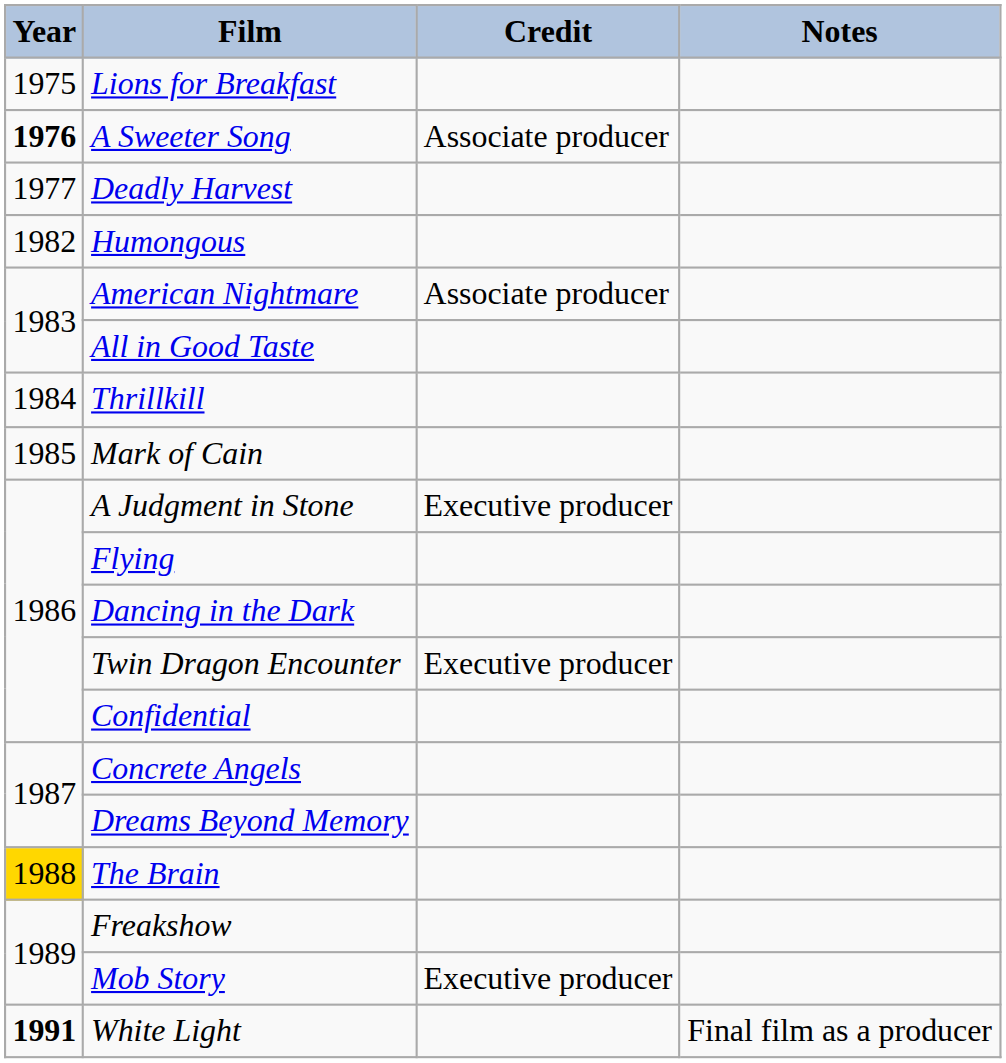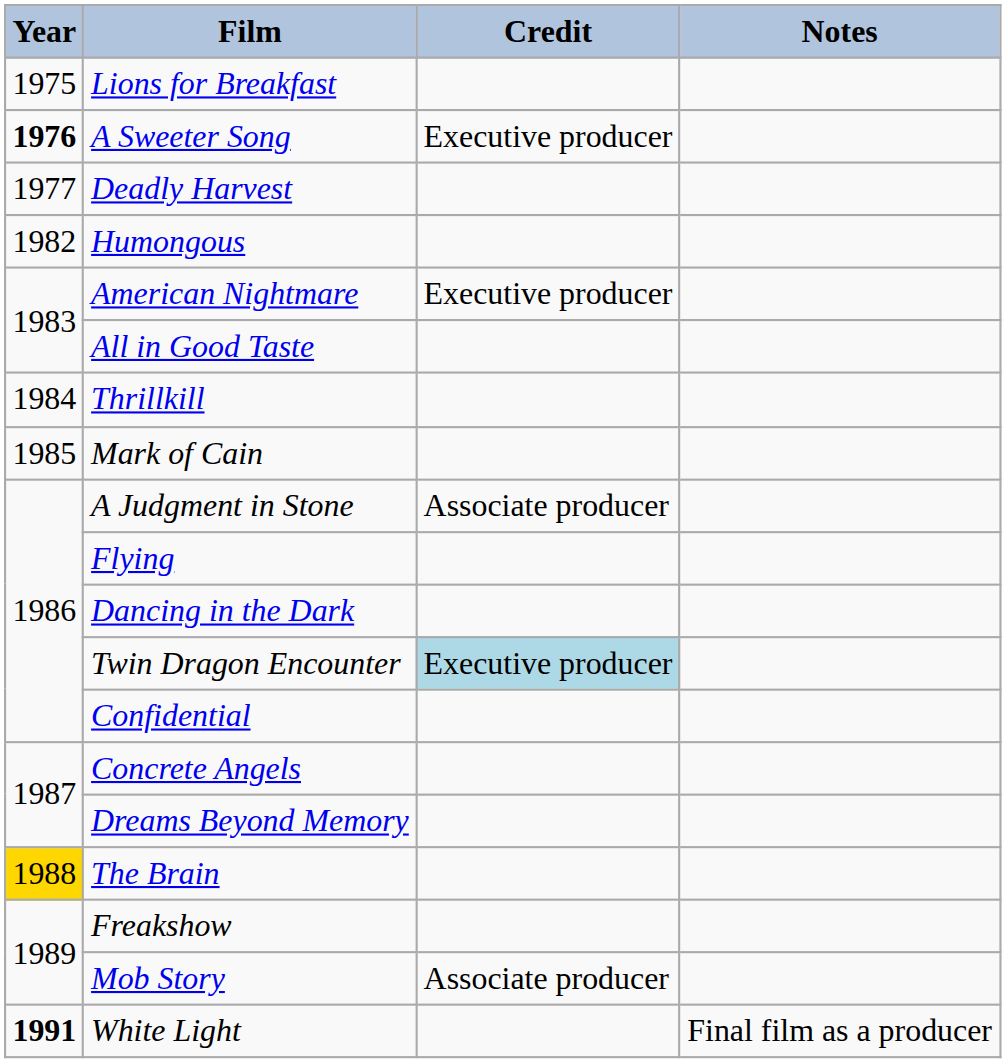(546, 136) Associate producer -> (548, 136) Executive producer
(546, 294) Associate producer -> (548, 294) Executive producer
(548, 504) Executive producer -> (546, 504) Associate producer
(548, 662) no background -> (548, 662) lightblue background
(548, 978) Executive producer -> (546, 978) Associate producer
